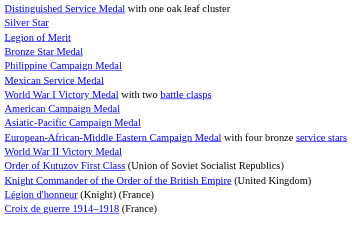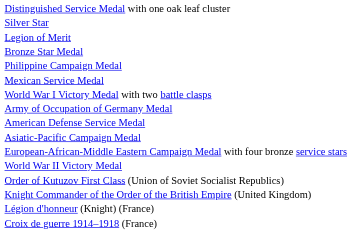+ row: (88, 109)
+ row: (75, 123)
- row: (62, 109)
